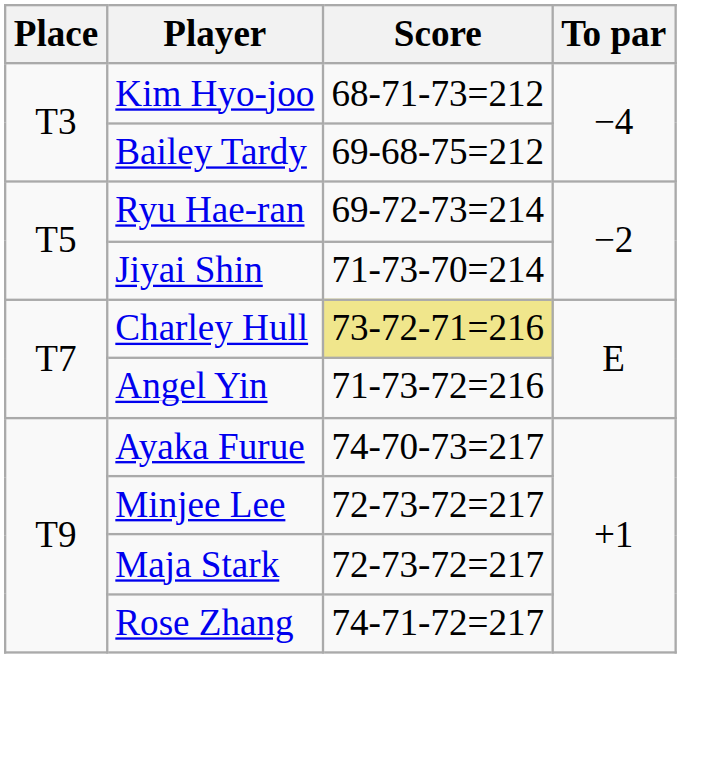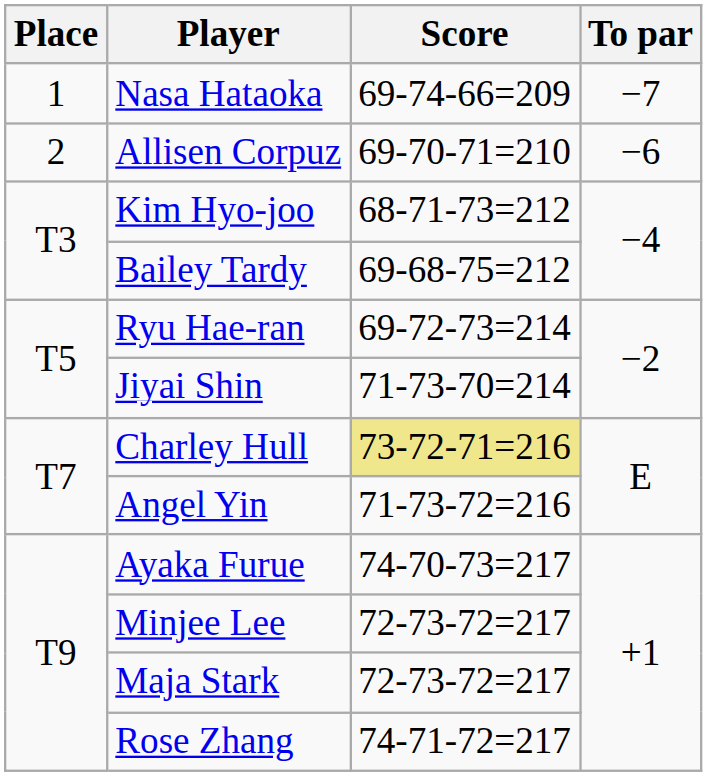+ row: (219, 92)
+ row: (228, 151)
